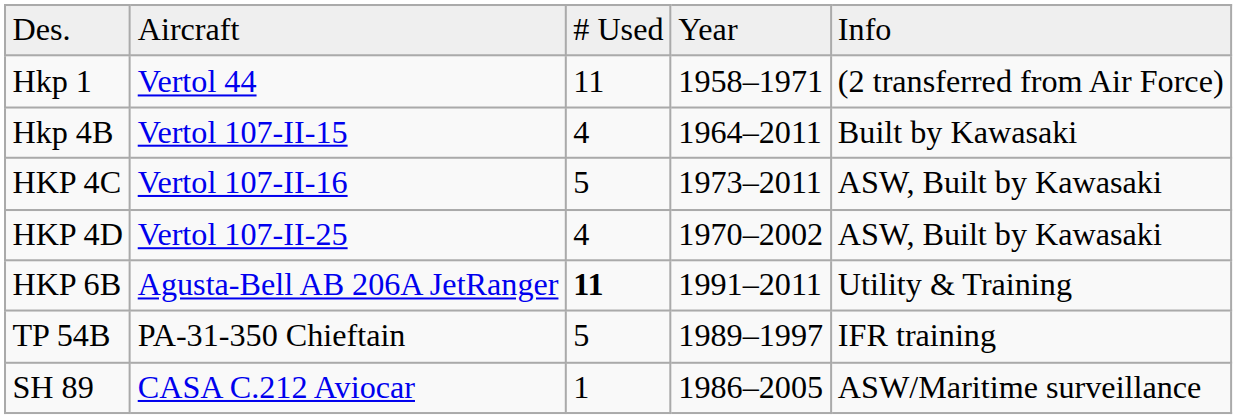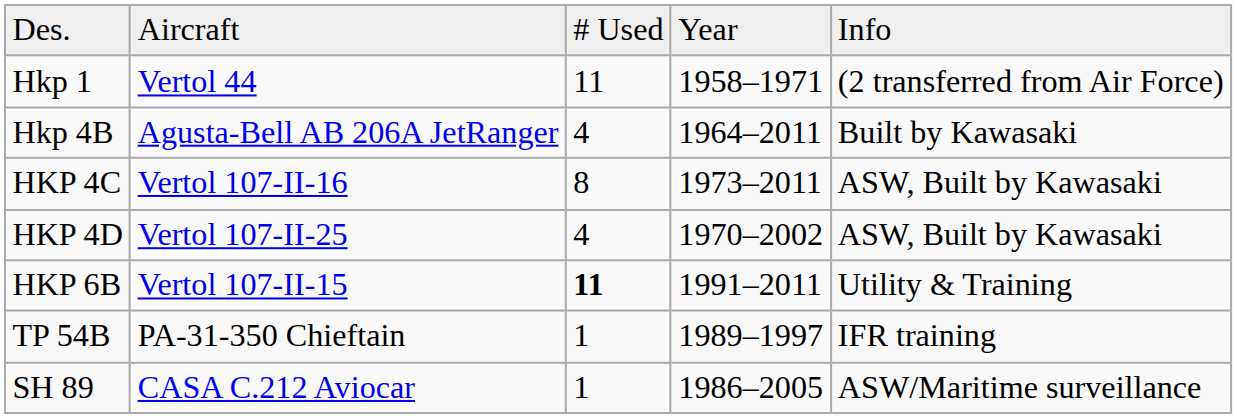(243, 132) Vertol 107-II-15 -> (348, 132) Agusta-Bell AB 206A JetRanger
(581, 183) 5 -> (581, 183) 8
(348, 285) Agusta-Bell AB 206A JetRanger -> (243, 285) Vertol 107-II-15
(581, 336) 5 -> (581, 336) 1
